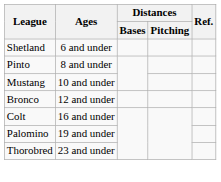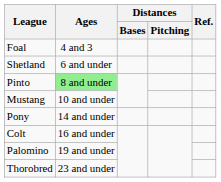+ row: (17, 47)
(85, 64) no background -> (85, 82) lightgreen background
- row: (23, 99)
+ row: (18, 116)
